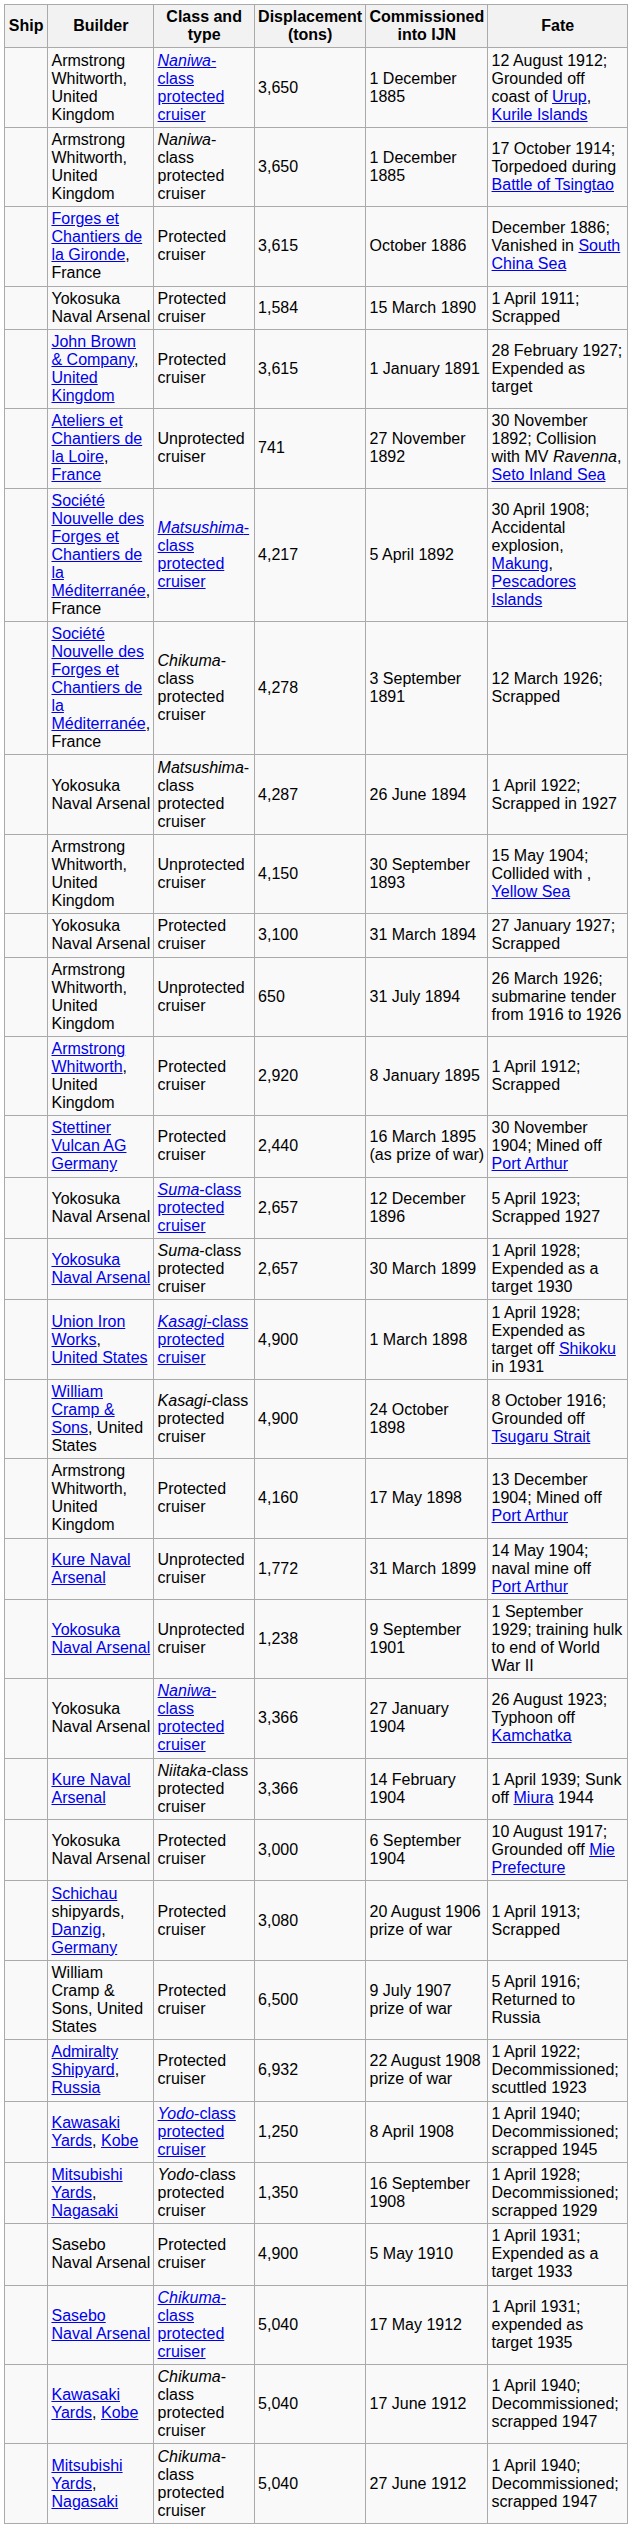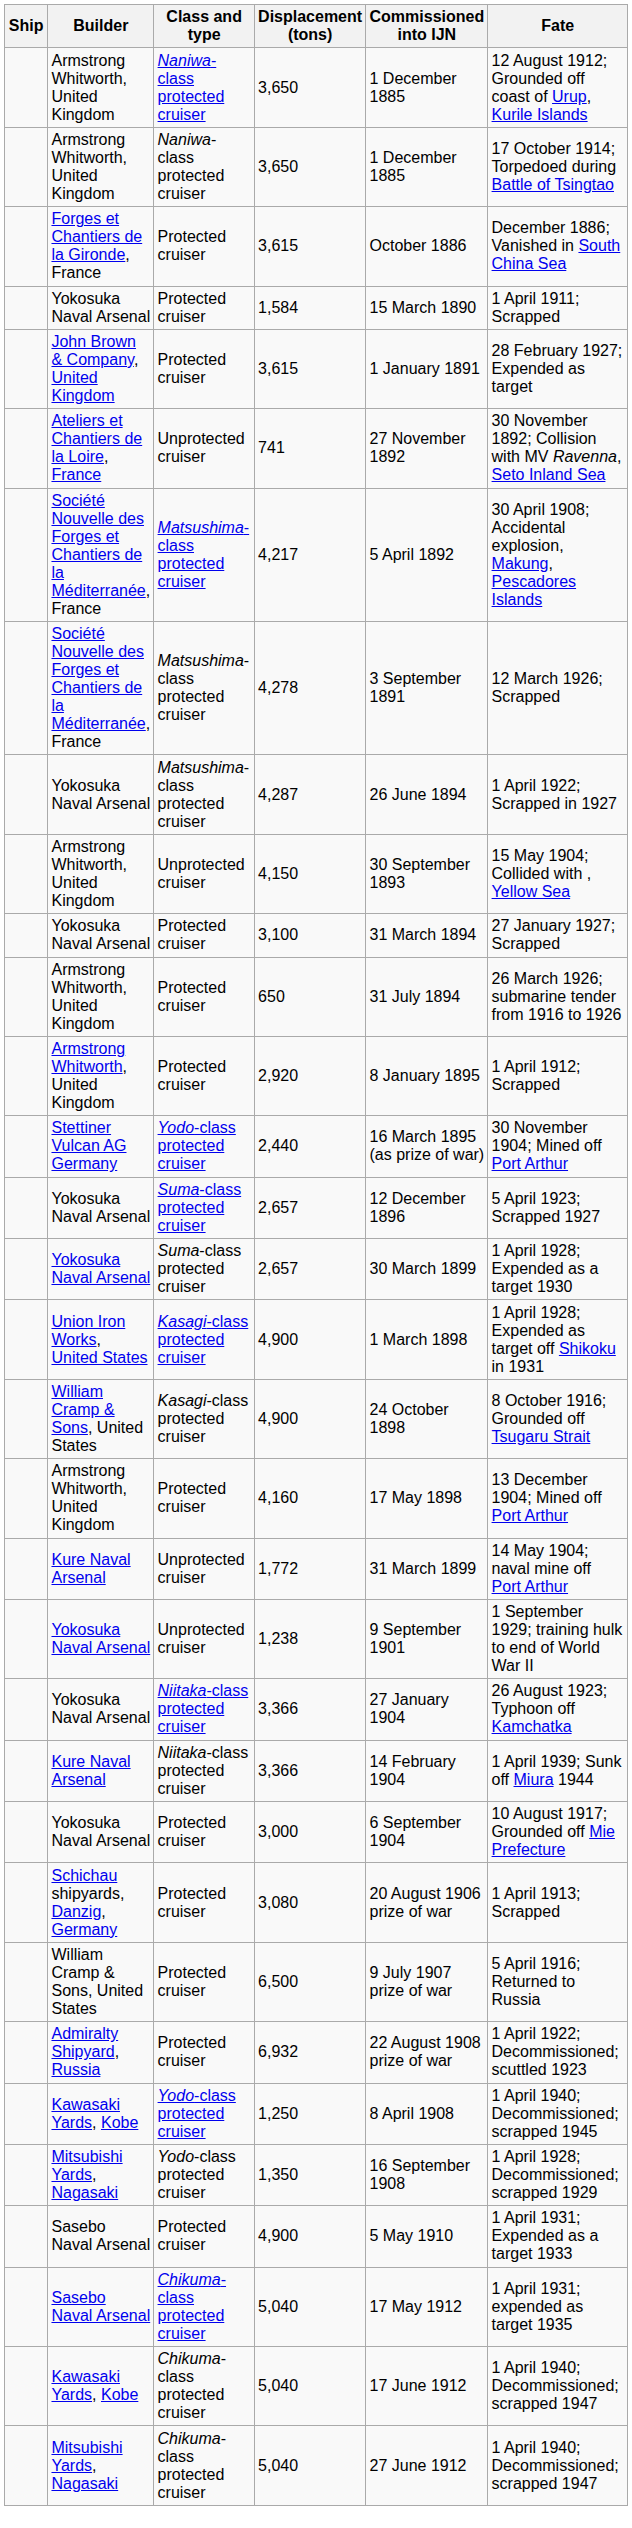(192, 688) Chikuma-class protected cruiser -> (203, 688) Matsushima-class protected cruiser
(201, 996) Unprotected cruiser -> (192, 996) Protected cruiser
(192, 1146) Protected cruiser -> (197, 1146) Yodo-class protected cruiser
(191, 1718) Naniwa-class protected cruiser -> (203, 1709) Niitaka-class protected cruiser
